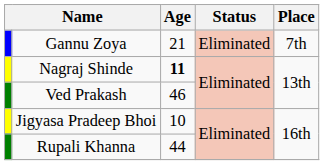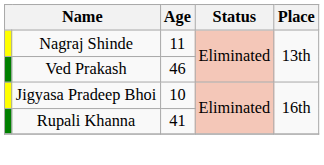- row: (86, 43)
(177, 69) bold -> (177, 43) normal
(177, 146) 44 -> (177, 120) 41
